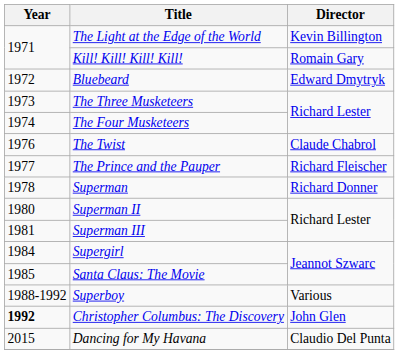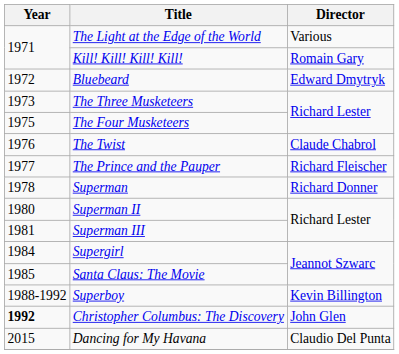(336, 36) Kevin Billington -> (311, 36) Various
(21, 123) 1974 -> (21, 123) 1975
(311, 295) Various -> (336, 295) Kevin Billington
